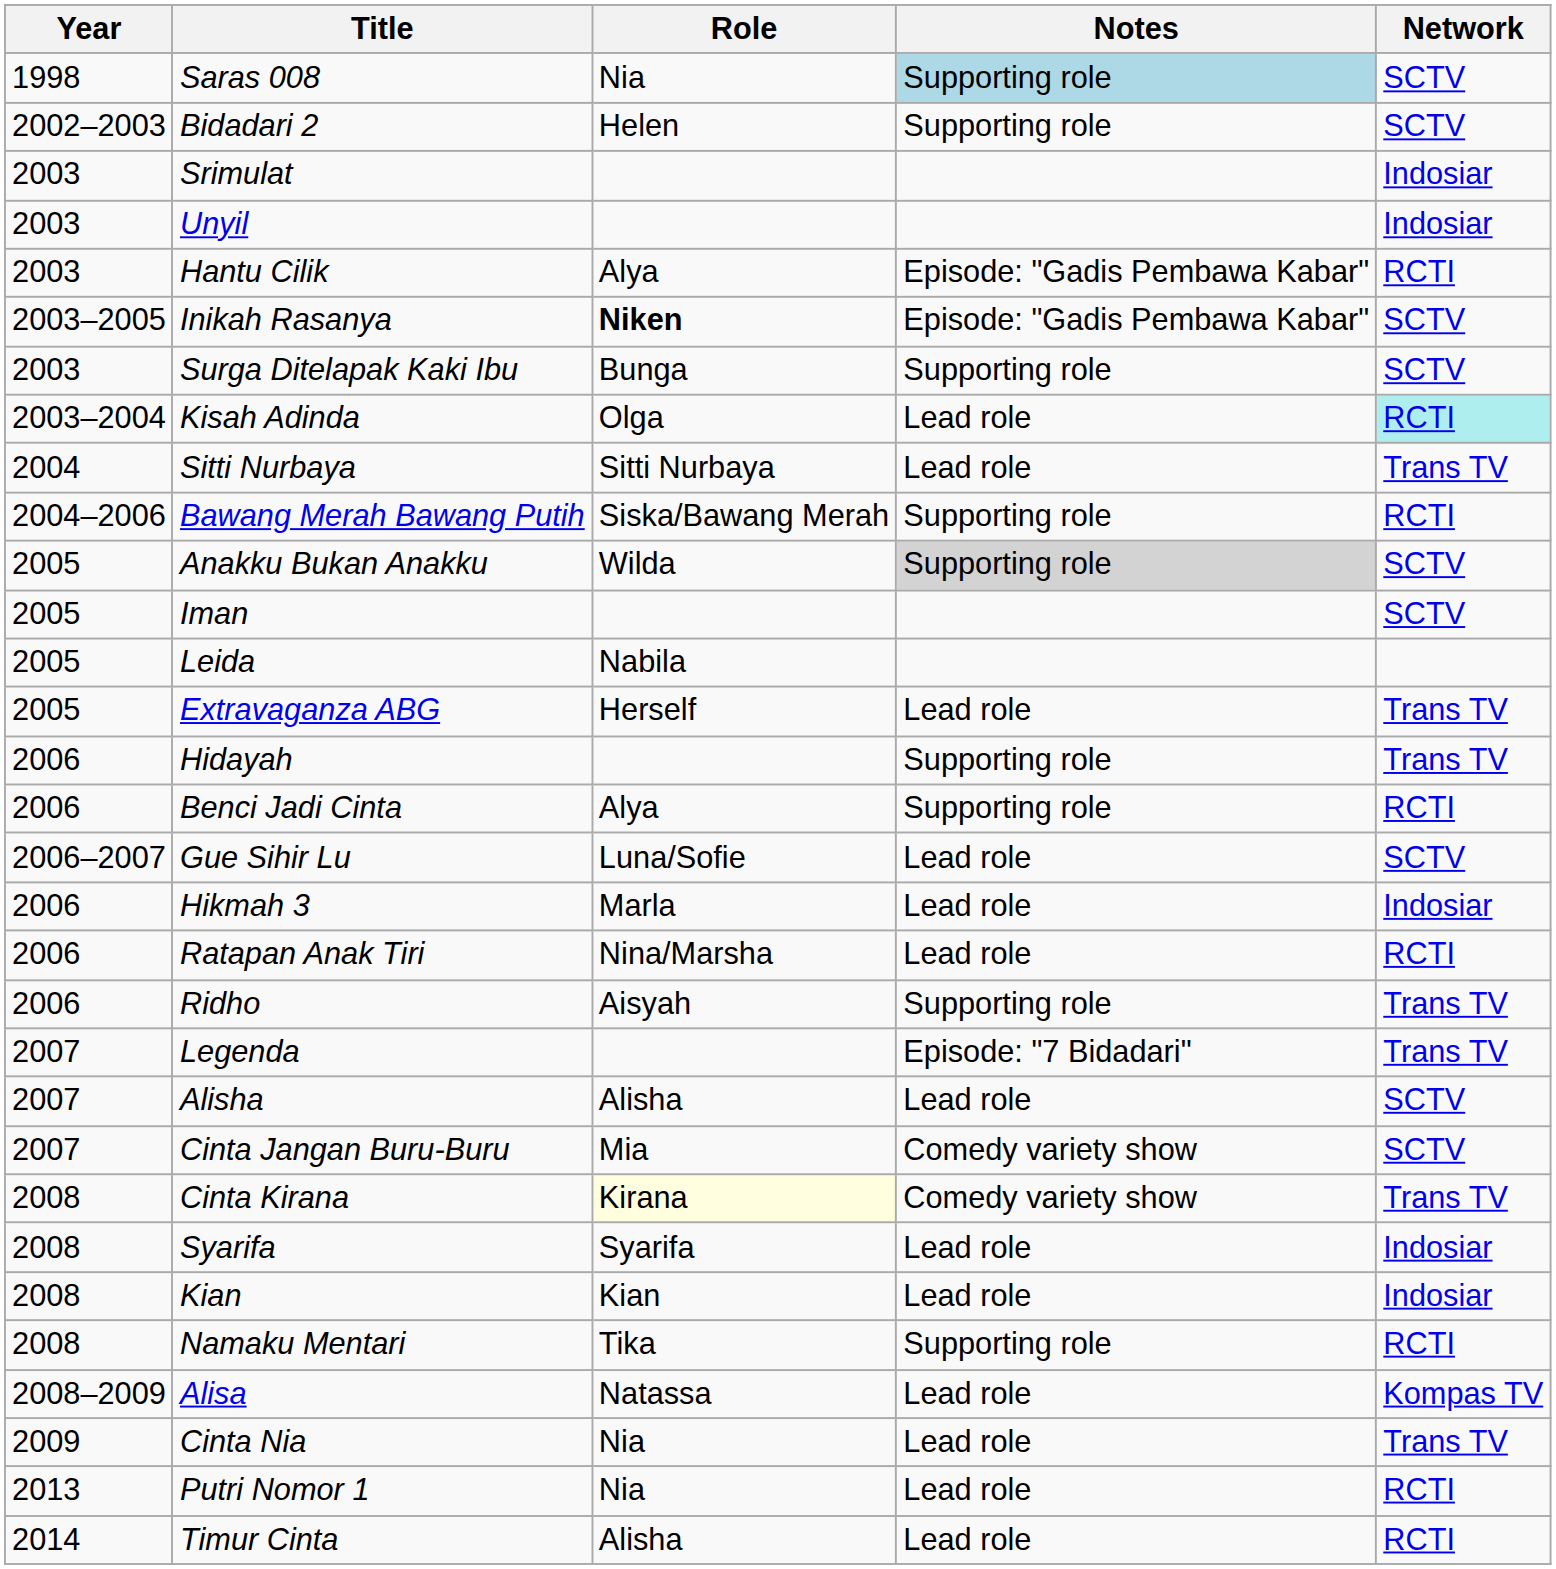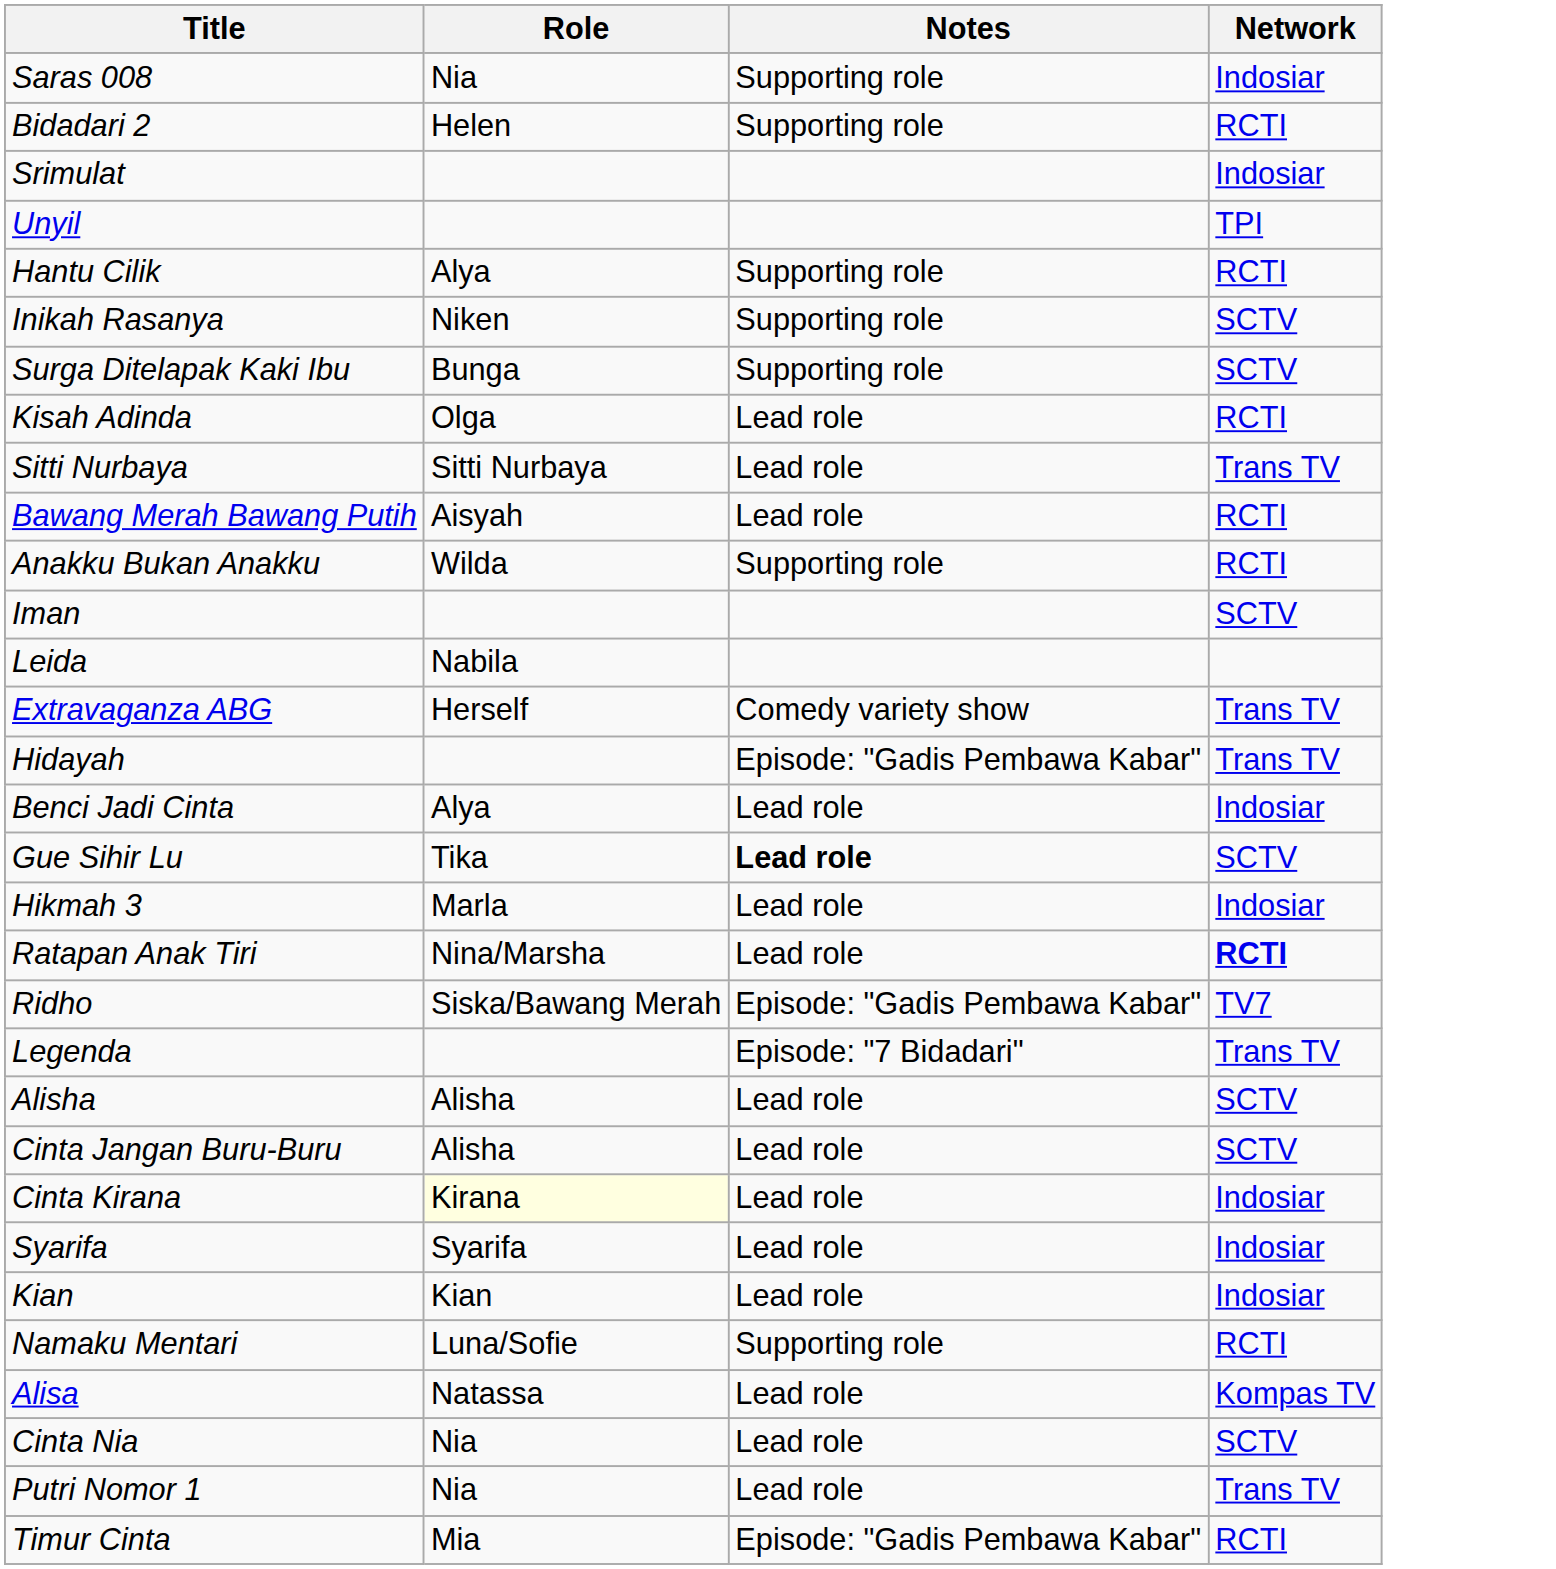- column: (89, 28)
(1007, 77) lightblue background -> (840, 77) no background
(1424, 77) SCTV -> (1270, 77) Indosiar
(1424, 126) SCTV -> (1251, 126) RCTI
(1438, 223) Indosiar -> (1239, 223) TPI
(1136, 272) Episode: "Gadis Pembawa Kabar" -> (840, 272) Supporting role
(641, 321) bold -> (470, 321) normal
(1136, 321) Episode: "Gadis Pembawa Kabar" -> (840, 321) Supporting role
(1419, 418) paleturquoise background -> (1251, 418) no background
(744, 516) Siska/Bawang Merah -> (477, 516) Aisyah
(1007, 516) Supporting role -> (799, 516) Lead role
(1007, 564) lightgrey background -> (840, 564) no background
(1424, 564) SCTV -> (1251, 564) RCTI
(967, 710) Lead role -> (882, 710) Comedy variety show
(1007, 759) Supporting role -> (968, 759) Episode: "Gadis Pembawa Kabar"
(1007, 808) Supporting role -> (799, 808) Lead role
(1419, 808) RCTI -> (1270, 808) Indosiar
(672, 857) Luna/Sofie -> (459, 857) Tika
(967, 857) normal -> (804, 857) bold
(1419, 954) normal -> (1251, 954) bold
(645, 1003) Aisyah -> (576, 1003) Siska/Bawang Merah
(1007, 1003) Supporting role -> (968, 1003) Episode: "Gadis Pembawa Kabar"
(1446, 1003) Trans TV -> (1244, 1003) TV7
(624, 1149) Mia -> (473, 1149) Alisha
(1050, 1149) Comedy variety show -> (799, 1149) Lead role
(1050, 1198) Comedy variety show -> (799, 1198) Lead role
(1446, 1198) Trans TV -> (1270, 1198) Indosiar
(627, 1344) Tika -> (504, 1344) Luna/Sofie
(1446, 1441) Trans TV -> (1256, 1441) SCTV
(1419, 1490) RCTI -> (1278, 1490) Trans TV
(641, 1539) Alisha -> (456, 1539) Mia
(967, 1539) Lead role -> (968, 1539) Episode: "Gadis Pembawa Kabar"
